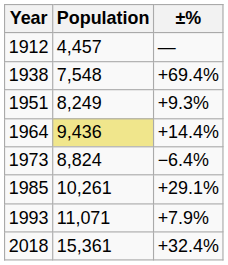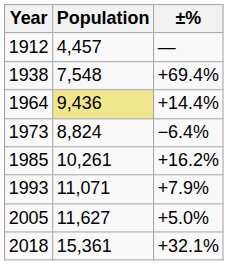- row: (29, 103)
(188, 189) +29.1% -> (188, 160) +16.2%
+ row: (29, 217)
(188, 246) +32.4% -> (188, 246) +32.1%
